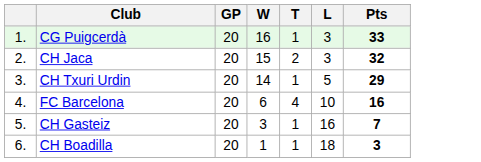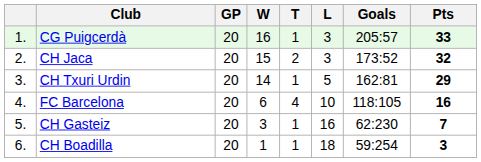+ column: (377, 15)
